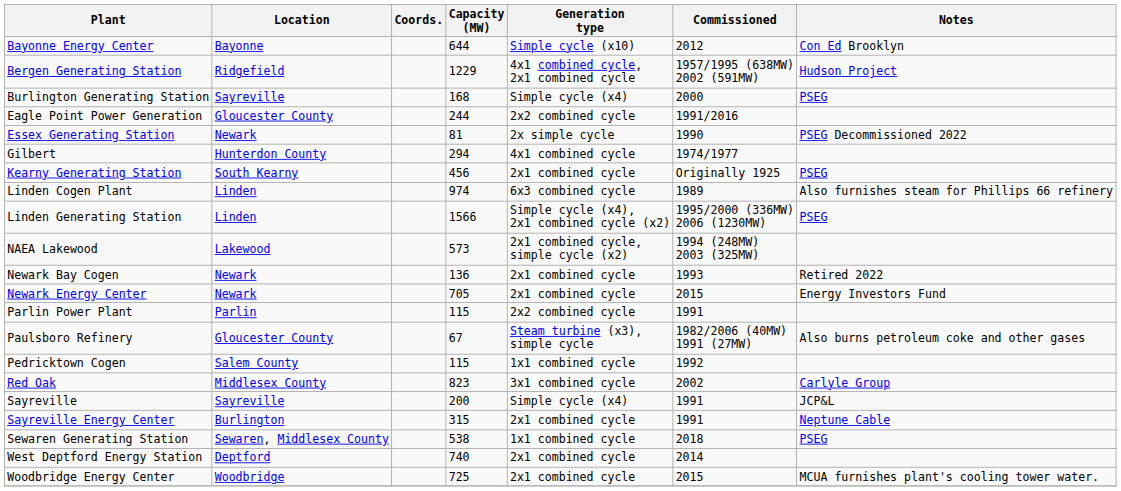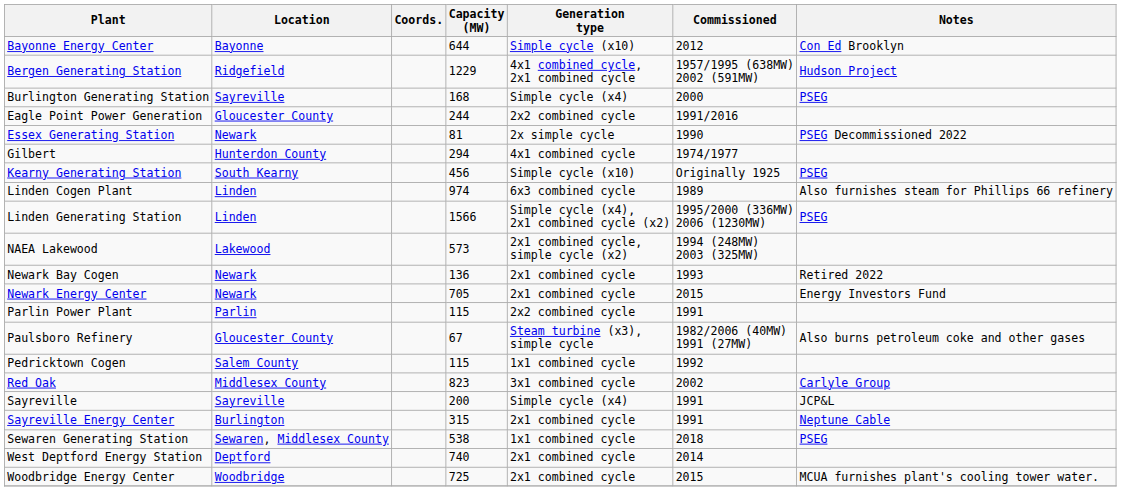(573, 173) 2x1 combined cycle -> (573, 173) Simple cycle (x10)
